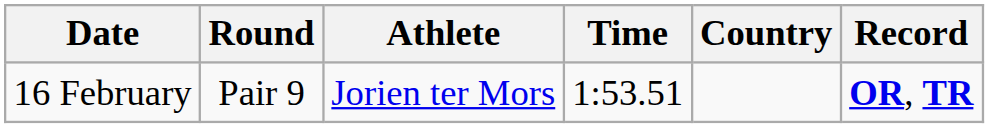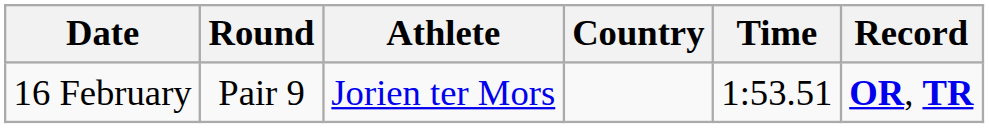columns swapped: (766, 33) <-> (628, 33)
